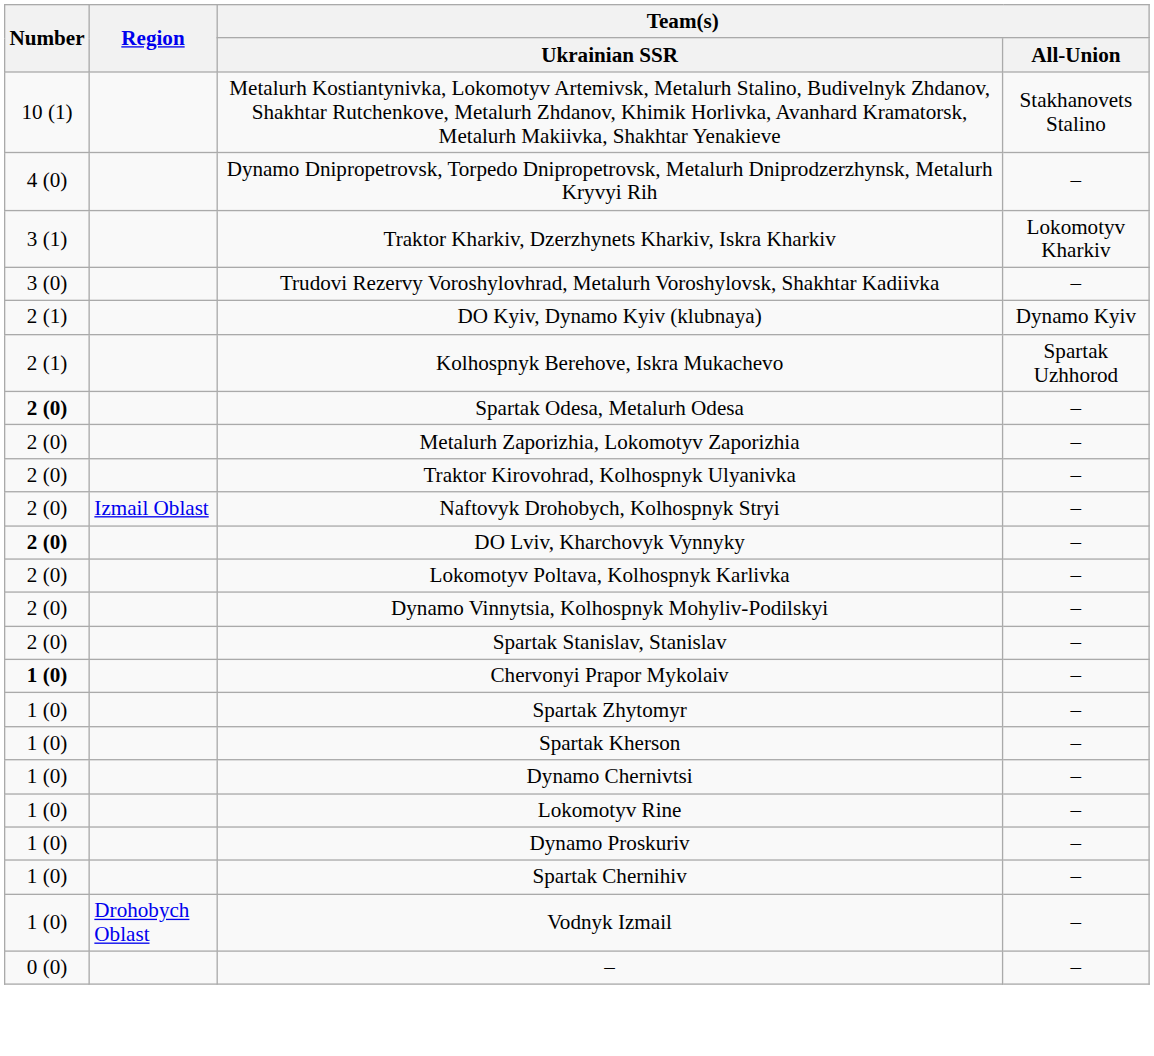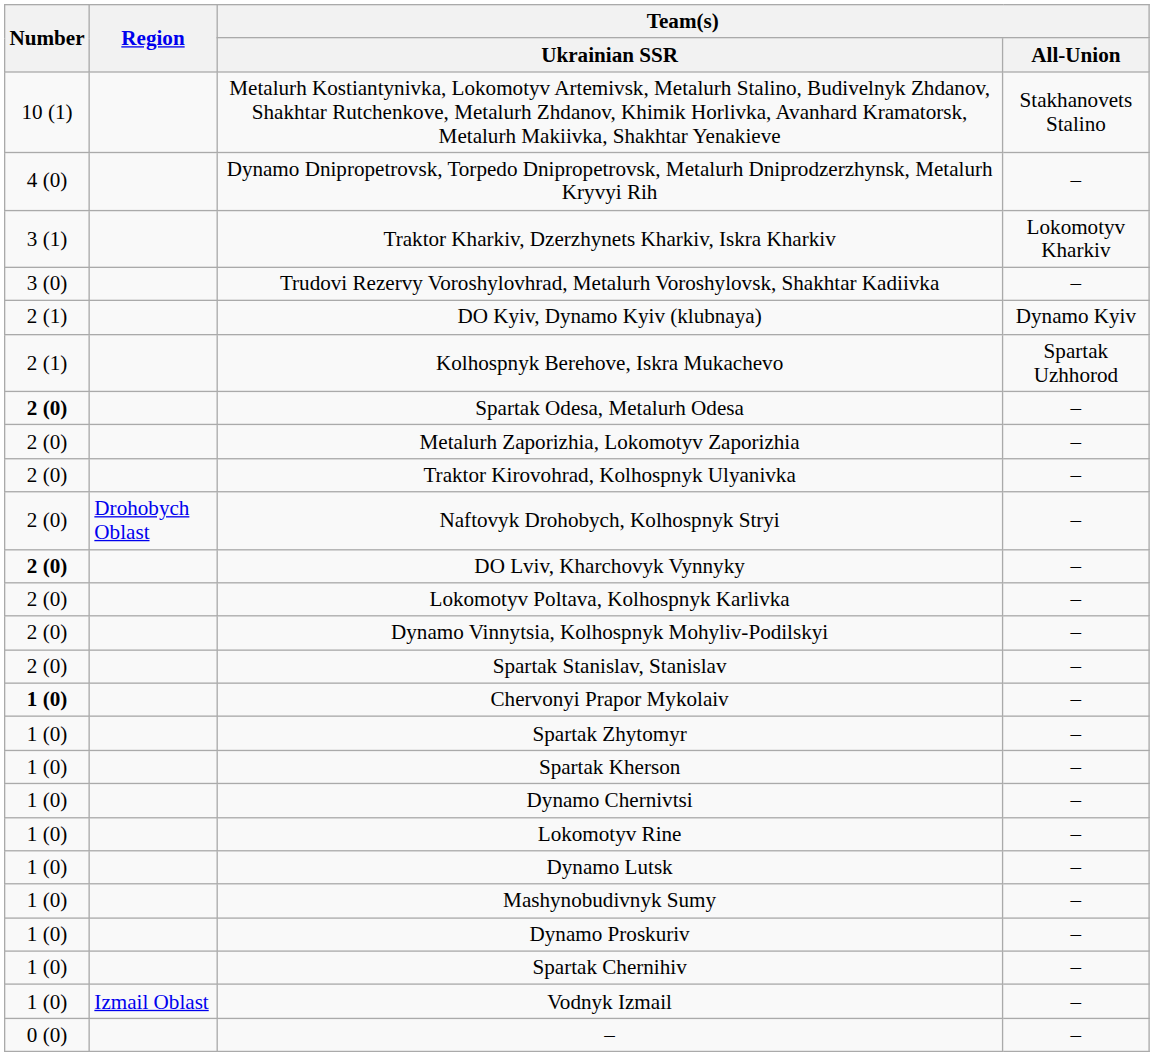(152, 508) Izmail Oblast -> (142, 520) Drohobych Oblast
+ row: (610, 867)
+ row: (610, 900)
(142, 922) Drohobych Oblast -> (152, 1001) Izmail Oblast
